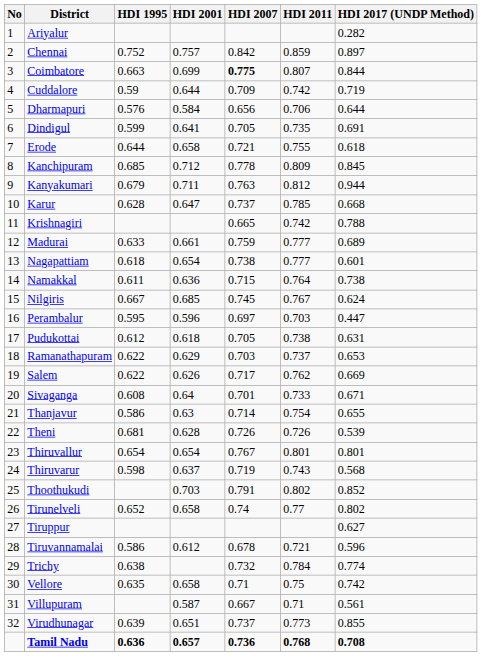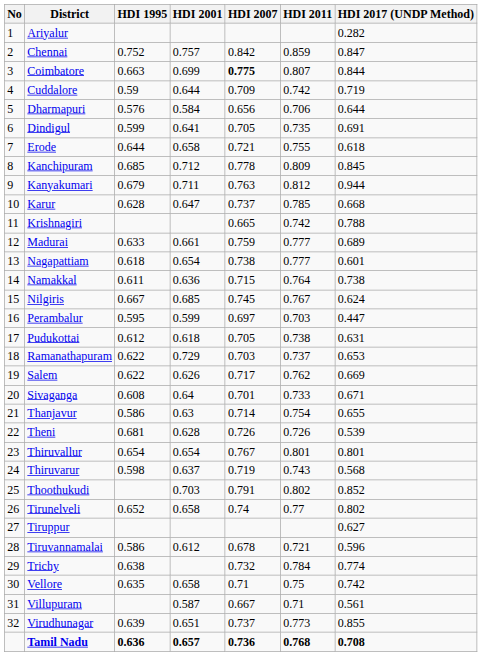(351, 52) 0.897 -> (351, 52) 0.847
(186, 318) 0.596 -> (186, 318) 0.599
(186, 356) 0.629 -> (186, 356) 0.729
